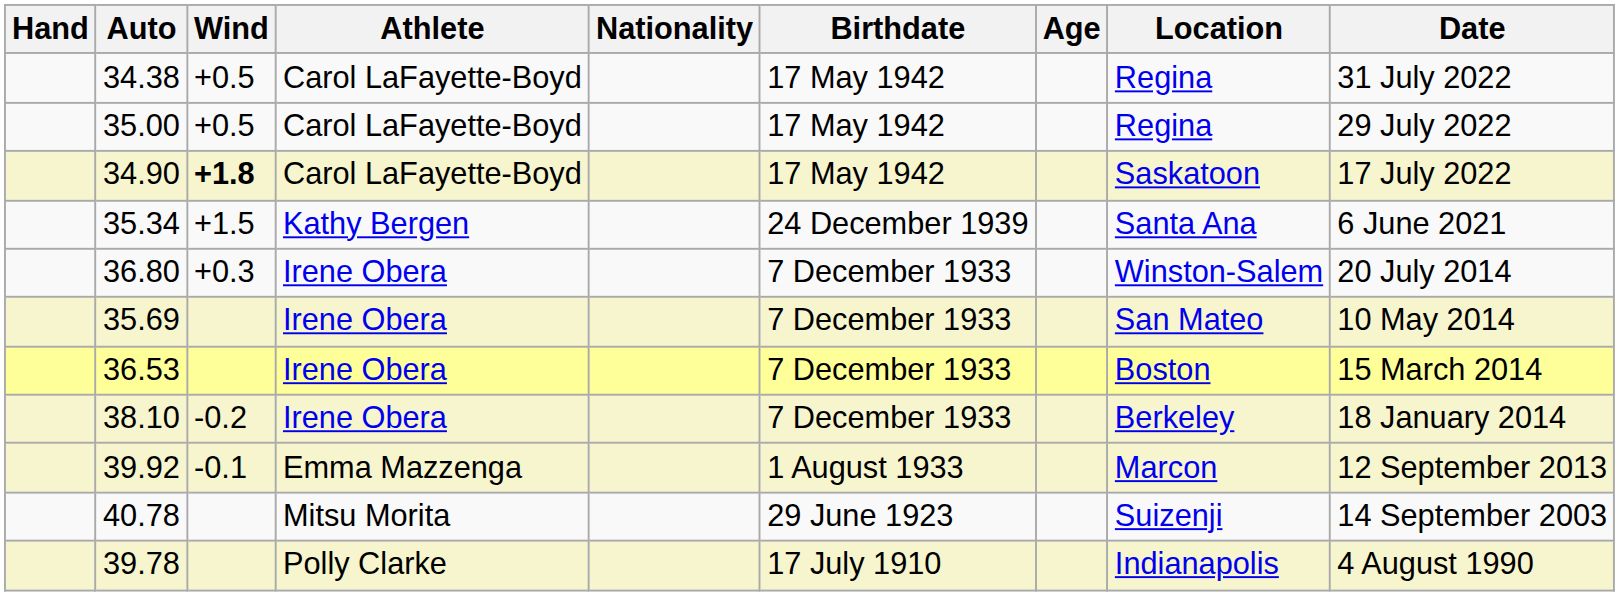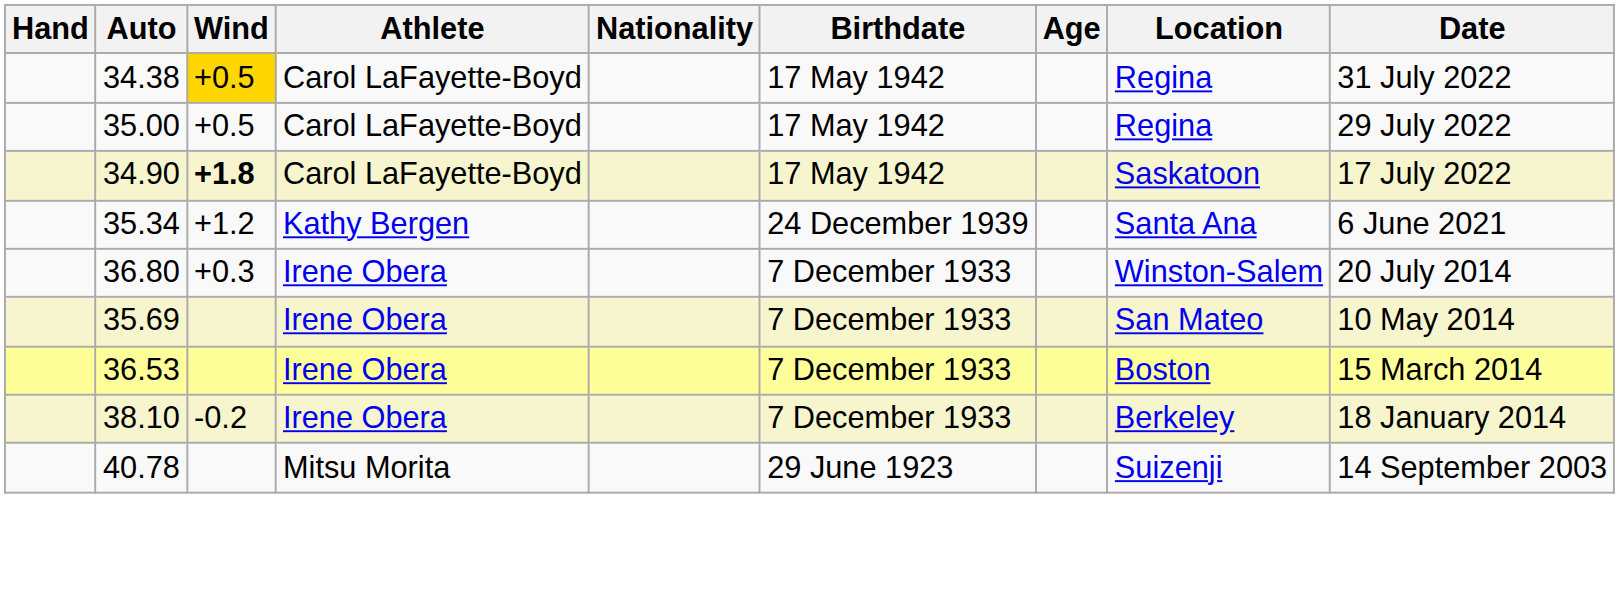(224, 77) no background -> (224, 77) gold background
(224, 223) +1.5 -> (224, 223) +1.2
- row: (141, 467)
- row: (141, 564)
